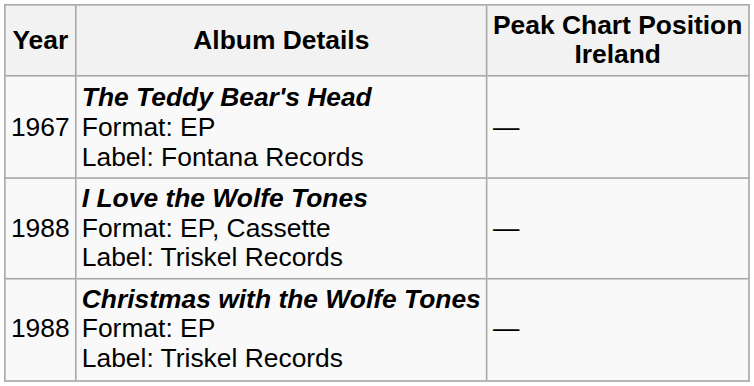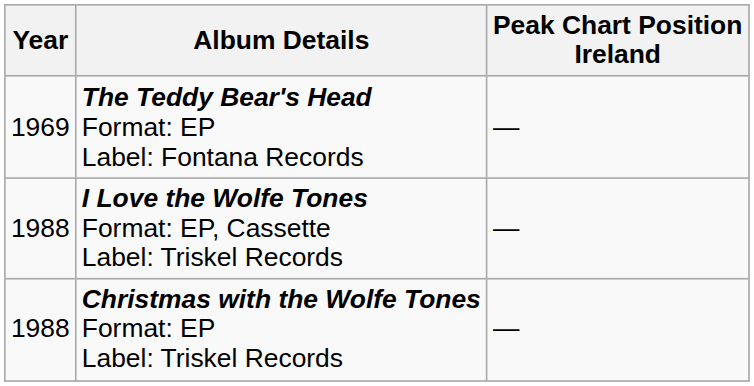(40, 126) 1967 -> (40, 126) 1969
